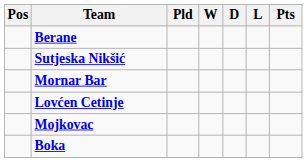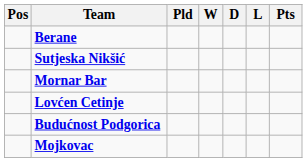+ row: (97, 124)
- row: (50, 146)
